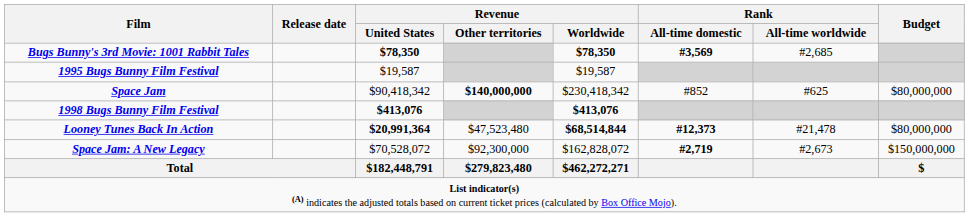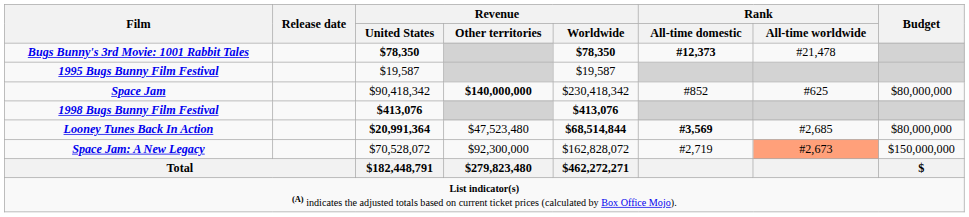(696, 52) #3,569 -> (696, 52) #12,373
(816, 52) #2,685 -> (816, 52) #21,478
(696, 129) #12,373 -> (696, 129) #3,569
(816, 129) #21,478 -> (816, 129) #2,685
(696, 149) bold -> (696, 149) normal
(816, 149) no background -> (816, 149) lightsalmon background
